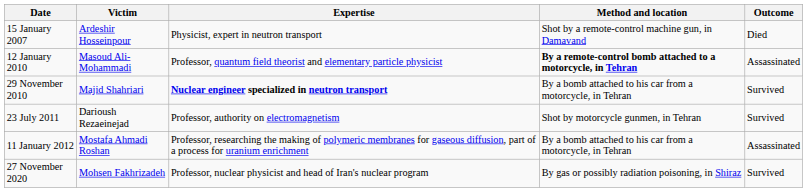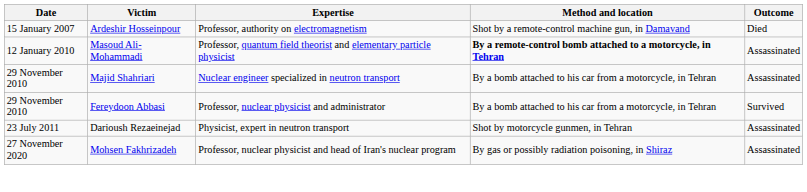(246, 34) Physicist, expert in neutron transport -> (282, 28) Professor, authority on electromagnetism
(279, 90) bold -> (299, 78) normal
(766, 90) Survived -> (774, 78) Assassinated
+ row: (128, 106)
(255, 117) Professor, authority on electromagnetism -> (274, 128) Physicist, expert in neutron transport
(766, 117) Survived -> (774, 128) Assassinated
- row: (113, 145)
(766, 173) Survived -> (774, 150) Assassinated
